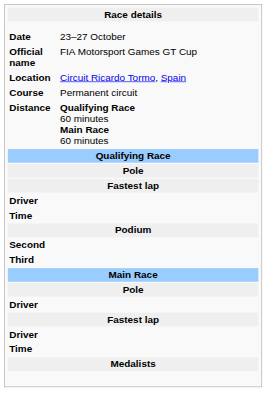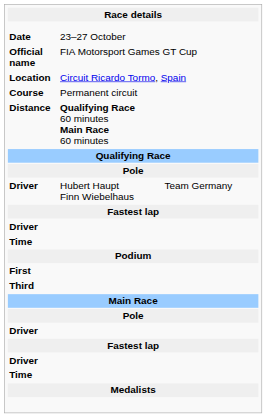+ row: (24, 185)
+ row: (20, 271)
- row: (27, 245)
